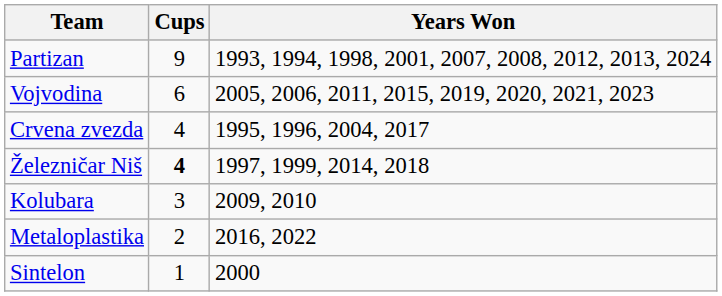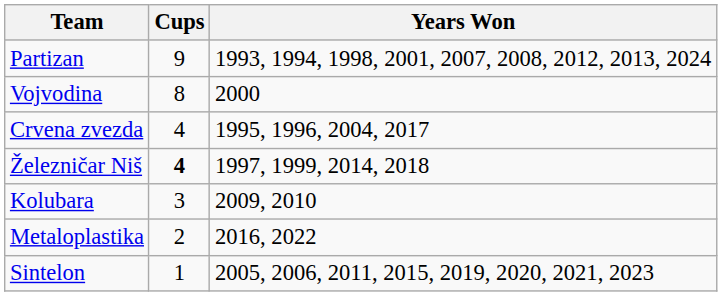(179, 93) 6 -> (179, 93) 8
(434, 93) 2005, 2006, 2011, 2015, 2019, 2020, 2021, 2023 -> (238, 93) 2000
(238, 272) 2000 -> (434, 272) 2005, 2006, 2011, 2015, 2019, 2020, 2021, 2023
